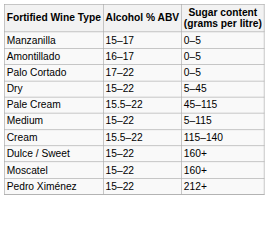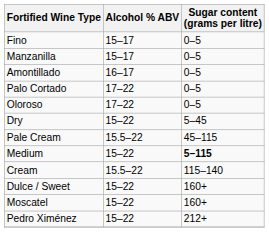+ row: (17, 40)
+ row: (25, 105)
(198, 121) normal -> (198, 154) bold
